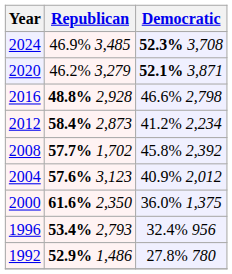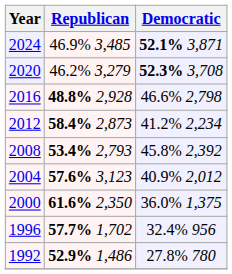(181, 44) 52.3% 3,708 -> (181, 44) 52.1% 3,871
(181, 71) 52.1% 3,871 -> (181, 71) 52.3% 3,708
(90, 150) 57.7% 1,702 -> (90, 150) 53.4% 2,793
(90, 229) 53.4% 2,793 -> (90, 229) 57.7% 1,702
